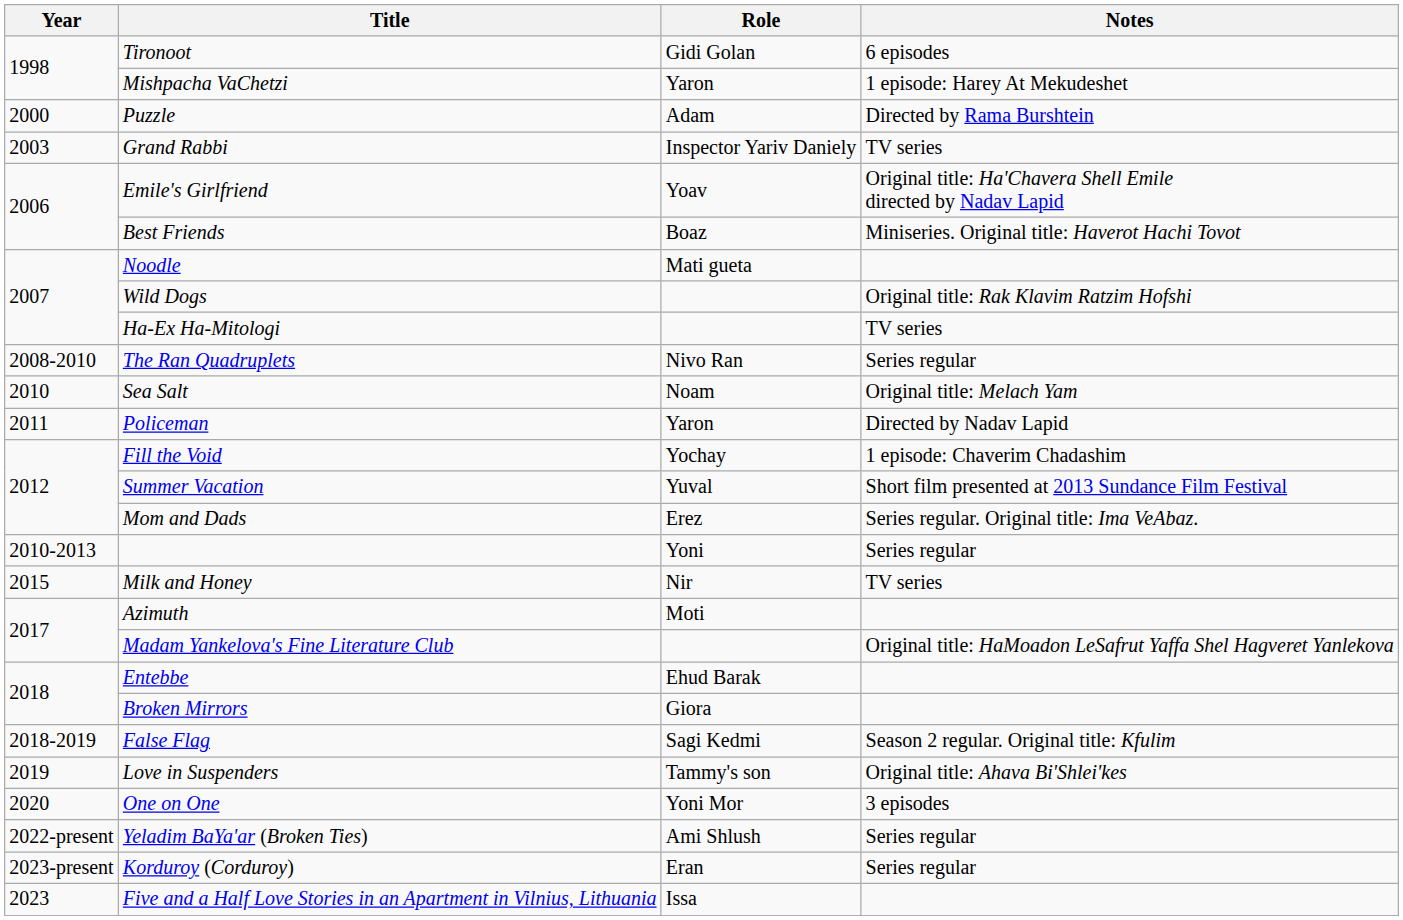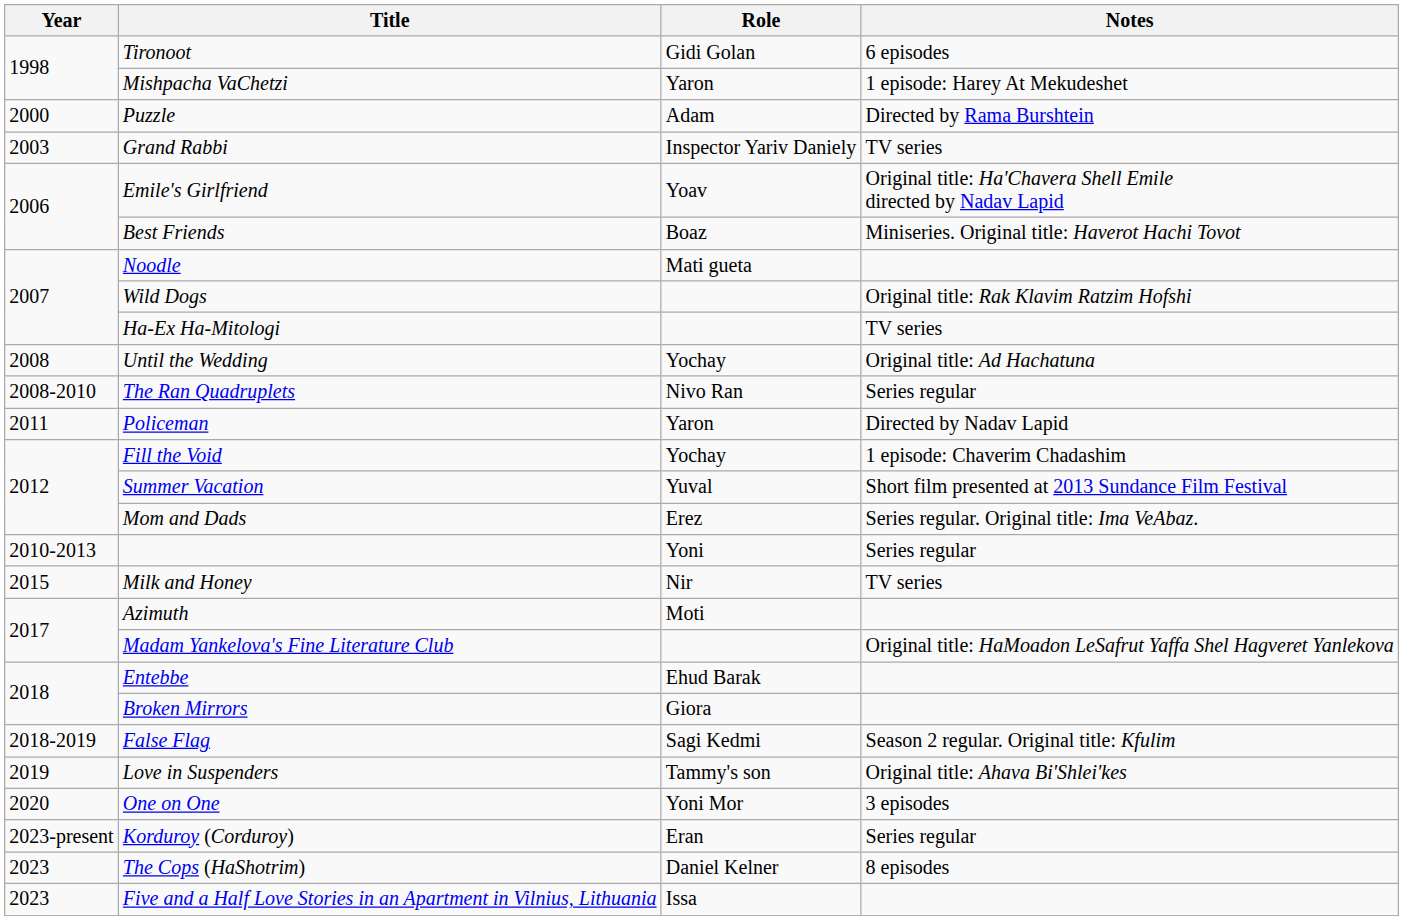+ row: (195, 360)
- row: (155, 391)
- row: (245, 835)
+ row: (214, 867)
